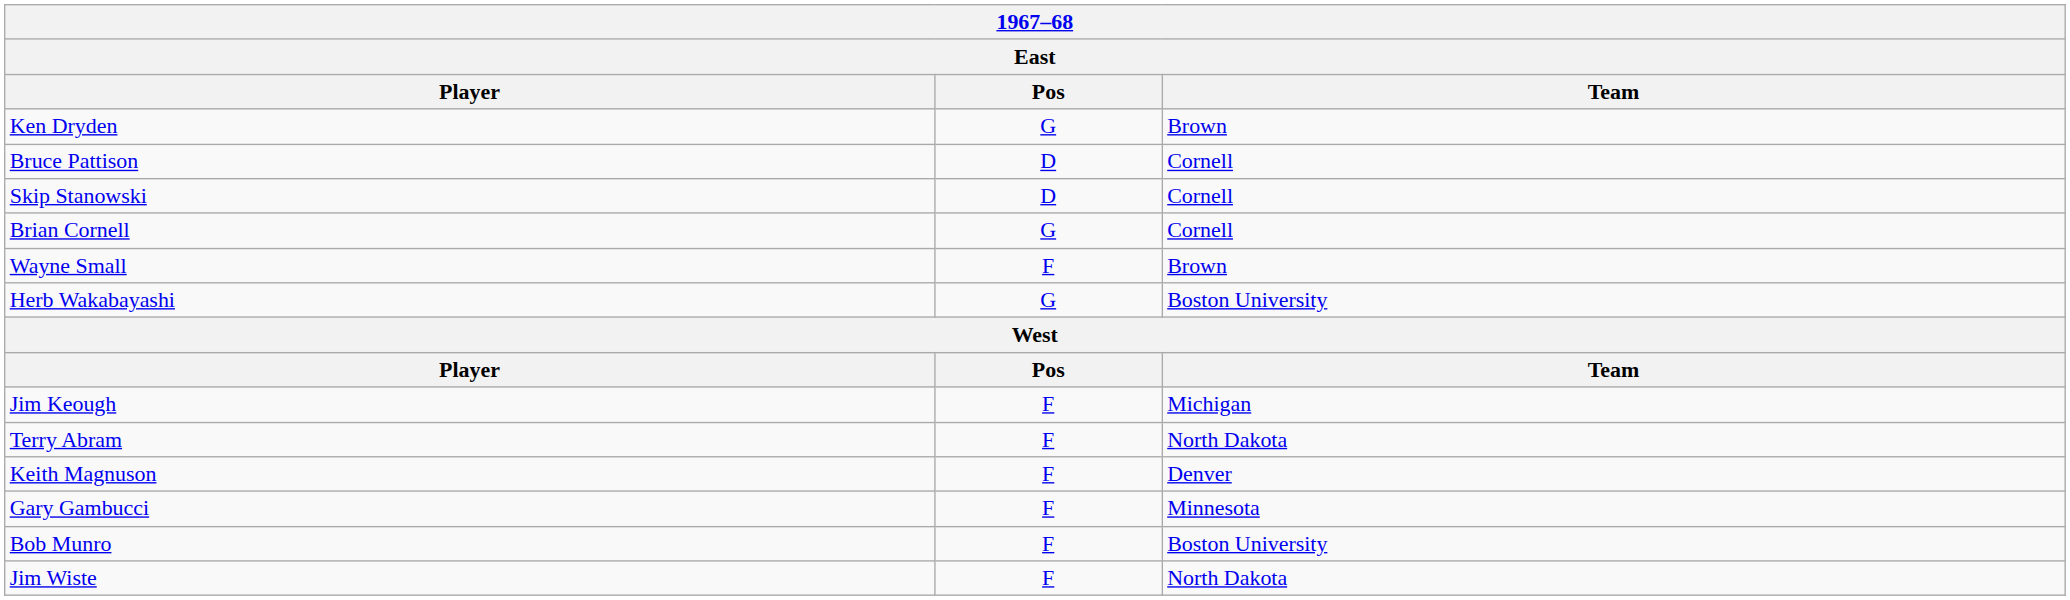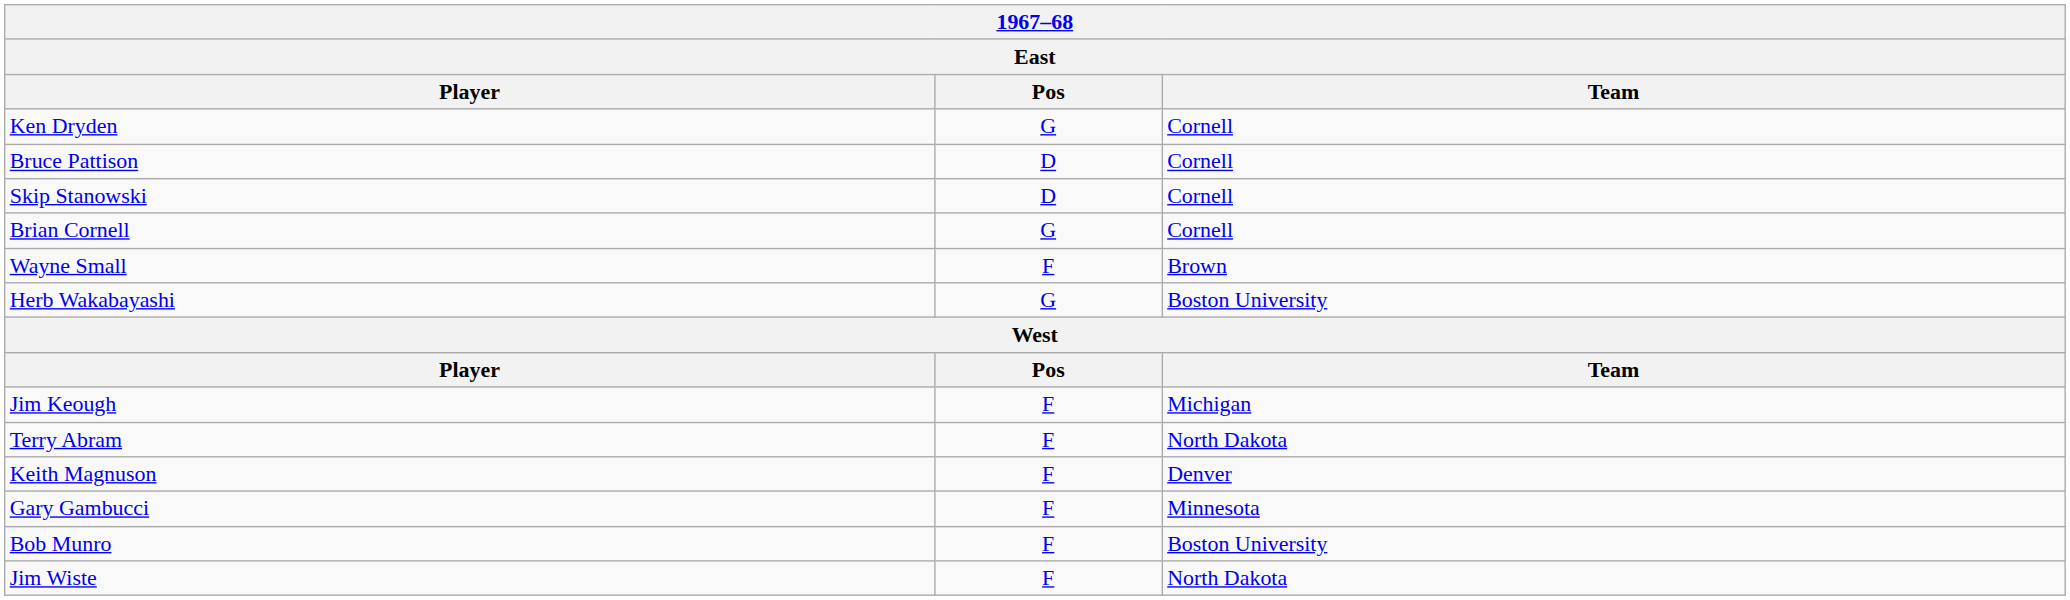(1197, 126) Brown -> (1200, 126) Cornell
